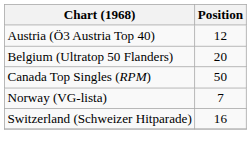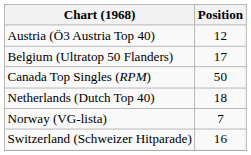(220, 56) 20 -> (220, 56) 17
+ row: (81, 98)
